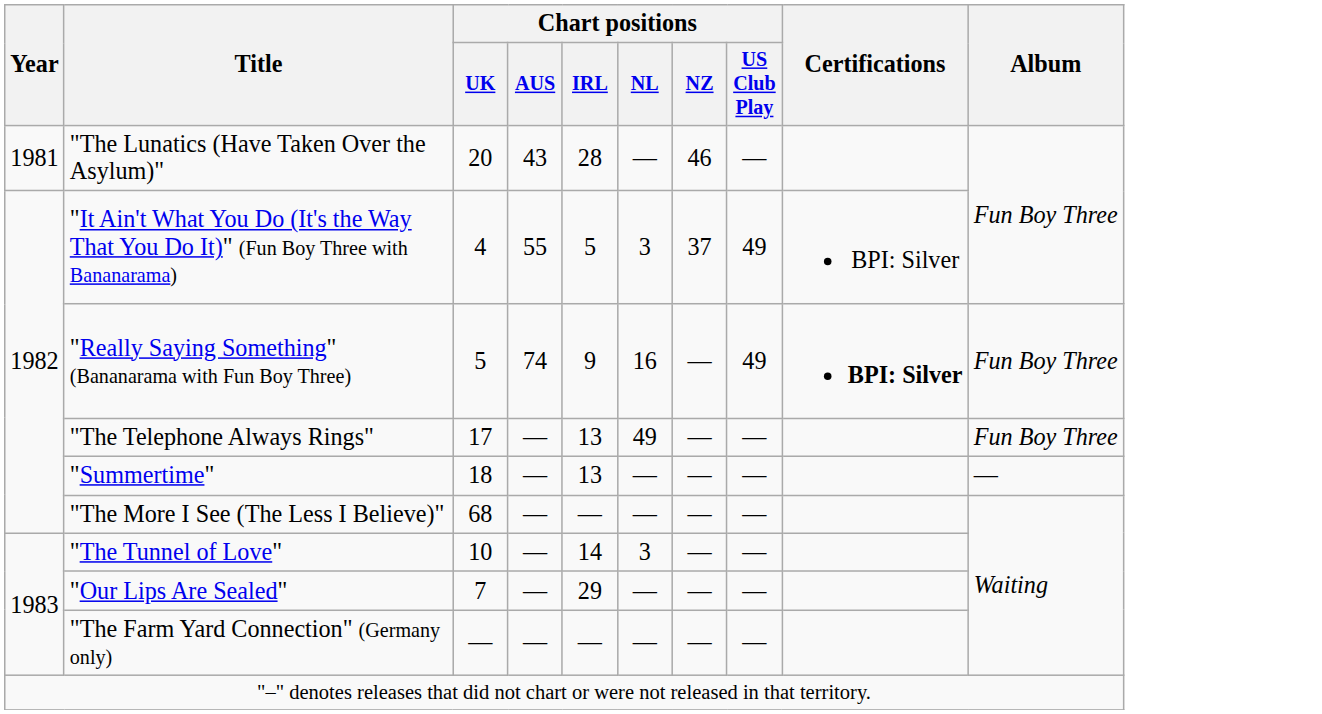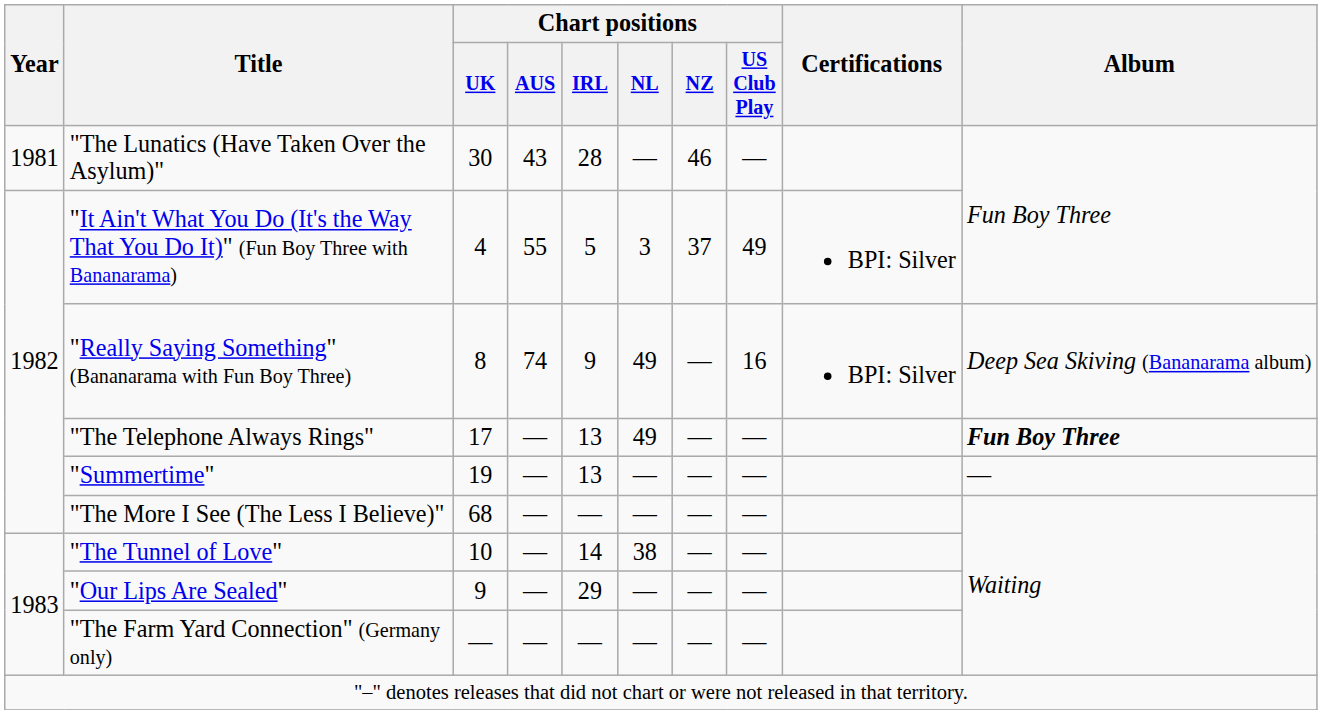(480, 157) 20 -> (480, 157) 30
(480, 361) 5 -> (480, 361) 8
(645, 361) 16 -> (645, 361) 49
(754, 361) 49 -> (754, 361) 16
(875, 375) bold -> (872, 375) normal
(1046, 361) Fun Boy Three -> (1139, 361) Deep Sea Skiving (Bananarama album)
(1046, 437) normal -> (1044, 437) bold
(480, 475) 18 -> (480, 475) 19
(645, 552) 3 -> (645, 552) 38
(480, 590) 7 -> (480, 590) 9
